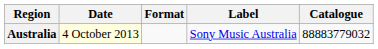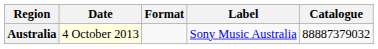(336, 33) 88883779032 -> (336, 33) 88887379032
